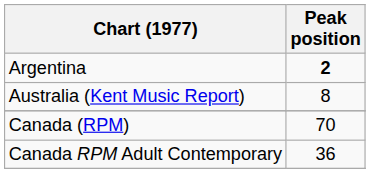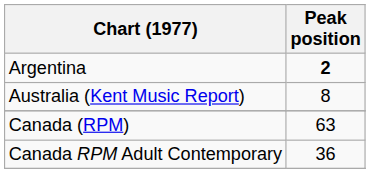(326, 125) 70 -> (326, 125) 63
